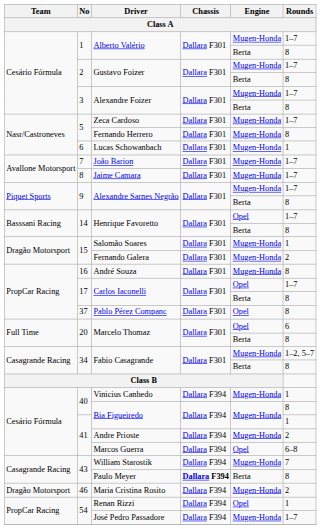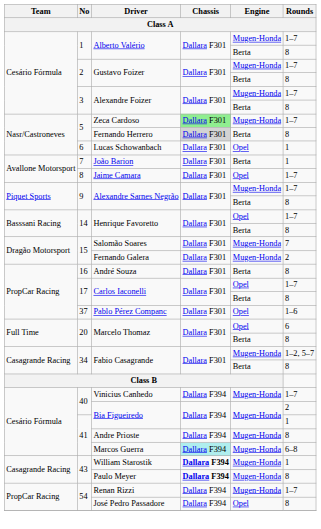(204, 120) no background -> (204, 120) lightgreen background
(204, 134) no background -> (204, 134) lightgrey background
(257, 134) Mugen-Honda -> (242, 134) Berta
(257, 147) Mugen-Honda -> (241, 147) Opel
(257, 161) Mugen-Honda -> (242, 161) Berta
(291, 161) 1–7 -> (287, 161) 1
(257, 175) Mugen-Honda -> (241, 175) Opel
(287, 243) 1 -> (287, 243) 7
(257, 270) Mugen-Honda -> (242, 270) Berta
(287, 312) 8 -> (291, 312) 1–6
(287, 394) 1 -> (291, 394) 1–7
(287, 407) 8 -> (287, 407) 2
(287, 435) 2 -> (287, 435) 8
(204, 448) no background -> (204, 448) paleturquoise background
(241, 448) Opel -> (257, 448) Mugen-Honda
(204, 462) normal -> (206, 462) bold
(287, 462) 7 -> (287, 462) 1
(242, 476) Berta -> (257, 476) Mugen-Honda
- row: (84, 489)
(241, 503) Opel -> (257, 489) Mugen-Honda
(287, 503) 1 -> (291, 489) 1–7
(257, 517) Mugen-Honda -> (241, 503) Opel
(291, 517) 1–7 -> (287, 503) 8
